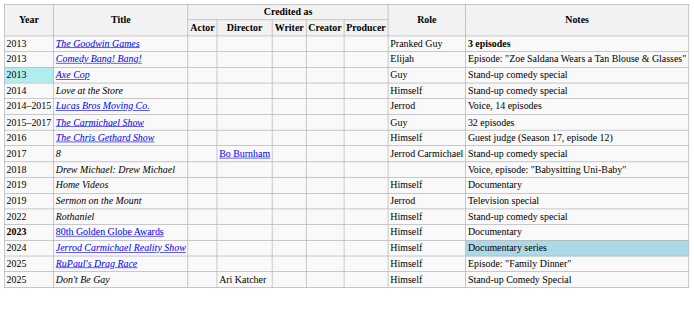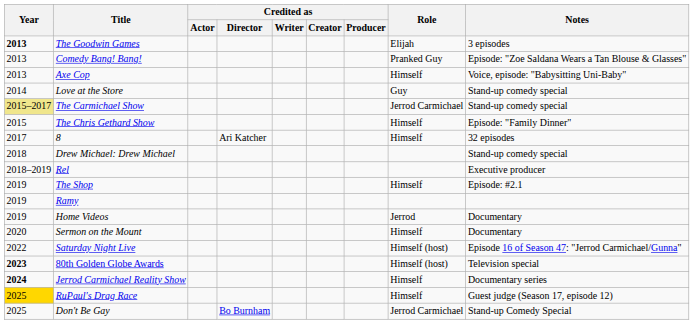(17, 43) normal -> (17, 43) bold
(416, 43) Pranked Guy -> (402, 43) Elijah
(489, 43) bold -> (489, 43) normal
(402, 59) Elijah -> (416, 59) Pranked Guy
(17, 75) paleturquoise background -> (17, 75) no background
(399, 75) Guy -> (406, 75) Himself
(518, 75) Stand-up comedy special -> (547, 75) Voice, episode: "Babysitting Uni-Baby"
(406, 91) Himself -> (399, 91) Guy
- row: (103, 106)
(29, 122) no background -> (29, 106) khaki background
(399, 122) Guy -> (427, 106) Jerrod Carmichael
(491, 122) 32 episodes -> (518, 106) Stand-up comedy special
(17, 138) 2016 -> (17, 122) 2015
(540, 138) Guest judge (Season 17, episode 12) -> (520, 122) Episode: "Family Dinner"
(245, 153) Bo Burnham -> (243, 138) Ari Katcher
(427, 153) Jerrod Carmichael -> (406, 138) Himself
(518, 153) Stand-up comedy special -> (491, 138) 32 episodes
(547, 169) Voice, episode: "Babysitting Uni-Baby" -> (518, 153) Stand-up comedy special
+ row: (62, 169)
+ row: (74, 185)
+ row: (67, 201)
(406, 185) Himself -> (403, 216) Jerrod
(17, 201) 2019 -> (17, 232) 2020
(403, 201) Jerrod -> (406, 232) Himself
(503, 201) Television special -> (495, 232) Documentary
- row: (75, 216)
+ row: (96, 248)
(406, 232) Himself -> (419, 264) Himself (host)
(495, 232) Documentary -> (503, 264) Television special
(17, 248) normal -> (17, 279) bold
(507, 248) lightblue background -> (507, 279) no background
(17, 264) no background -> (17, 295) gold background
(520, 264) Episode: "Family Dinner" -> (540, 295) Guest judge (Season 17, episode 12)
(243, 279) Ari Katcher -> (245, 311) Bo Burnham
(406, 279) Himself -> (427, 311) Jerrod Carmichael
